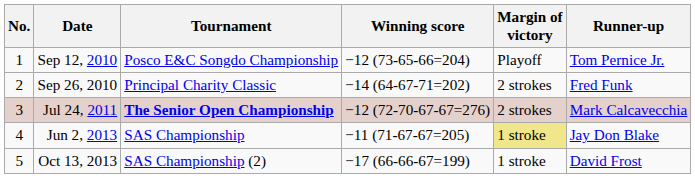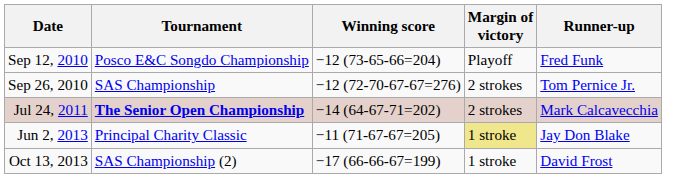- column: (19, 26)
(617, 60) Tom Pernice Jr. -> (572, 60) Fred Funk
(200, 85) Principal Charity Classic -> (155, 85) SAS Championship
(408, 85) −14 (64-67-71=202) -> (388, 85) −12 (72-70-67-67=276)
(601, 85) Fred Funk -> (588, 85) Tom Pernice Jr.
(418, 110) −12 (72-70-67-67=276) -> (378, 110) −14 (64-67-71=202)
(184, 135) SAS Championship -> (171, 135) Principal Charity Classic
